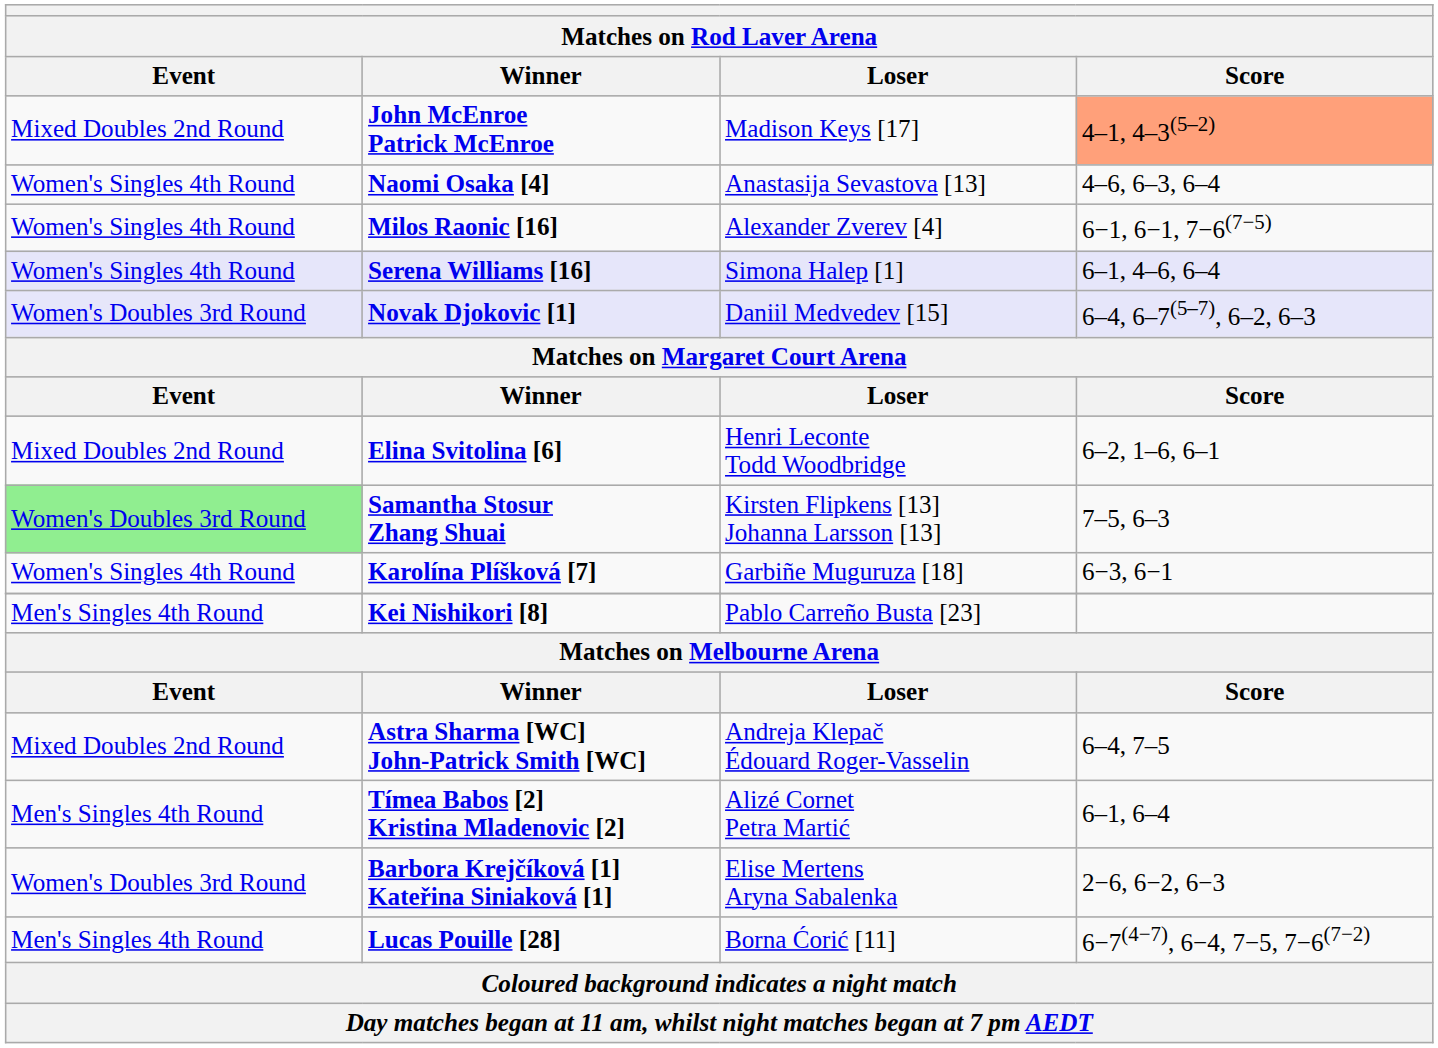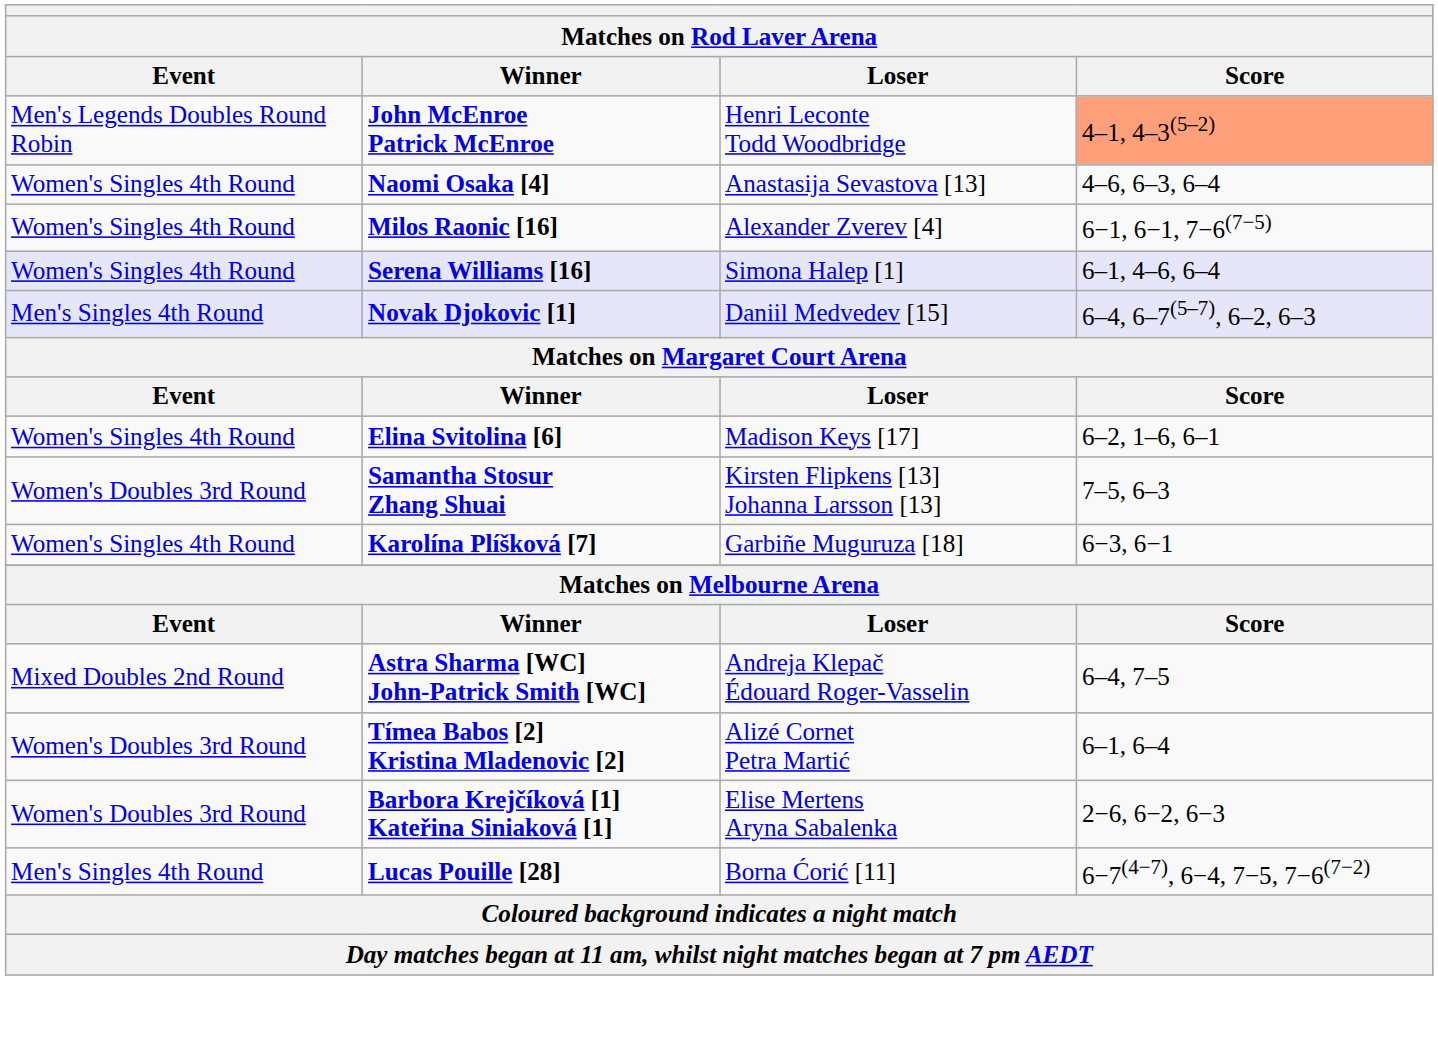(147, 129) Mixed Doubles 2nd Round -> (169, 129) Men's Legends Doubles Round Robin
(822, 129) Madison Keys [17] -> (815, 129) Henri Leconte Todd Woodbridge
(159, 313) Women's Doubles 3rd Round -> (137, 313) Men's Singles 4th Round
(147, 450) Mixed Doubles 2nd Round -> (153, 436) Women's Singles 4th Round
(815, 450) Henri Leconte Todd Woodbridge -> (822, 436) Madison Keys [17]
(159, 518) lightgreen background -> (159, 490) no background
- row: (458, 612)
(137, 814) Men's Singles 4th Round -> (159, 746) Women's Doubles 3rd Round
